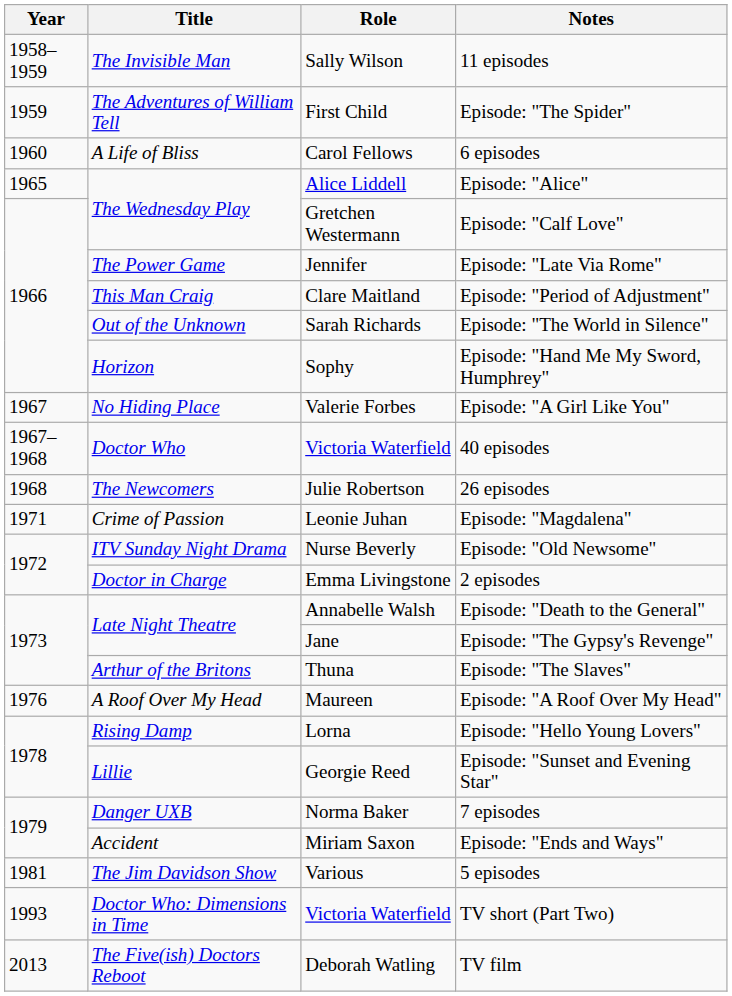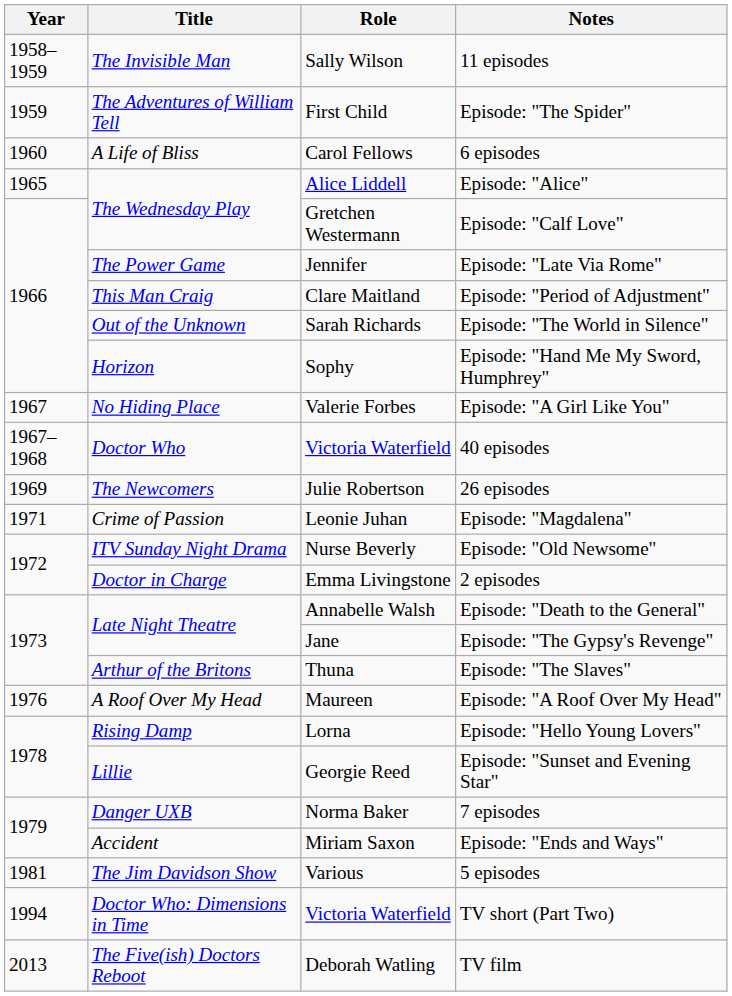(28, 489) 1968 -> (28, 489) 1969
(28, 913) 1993 -> (28, 913) 1994
